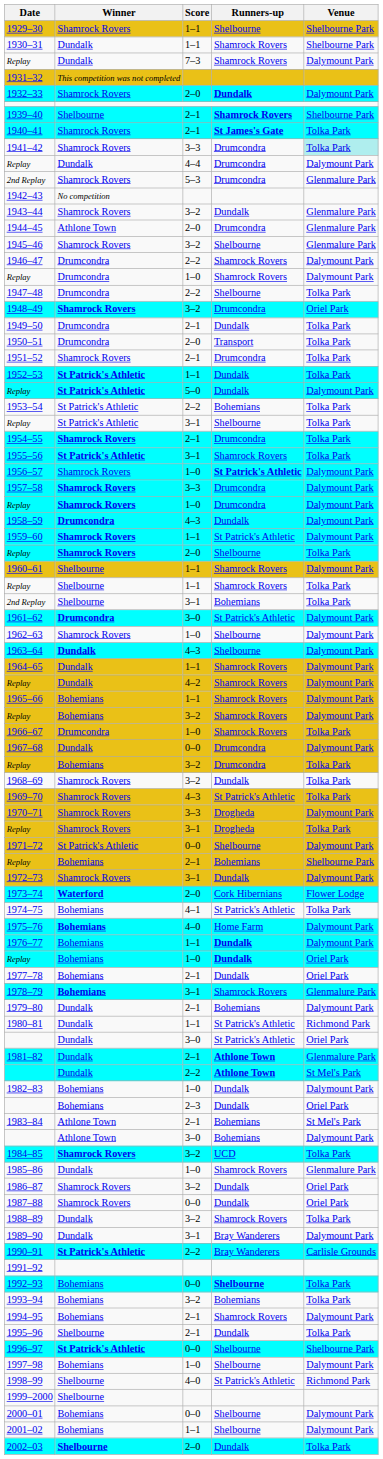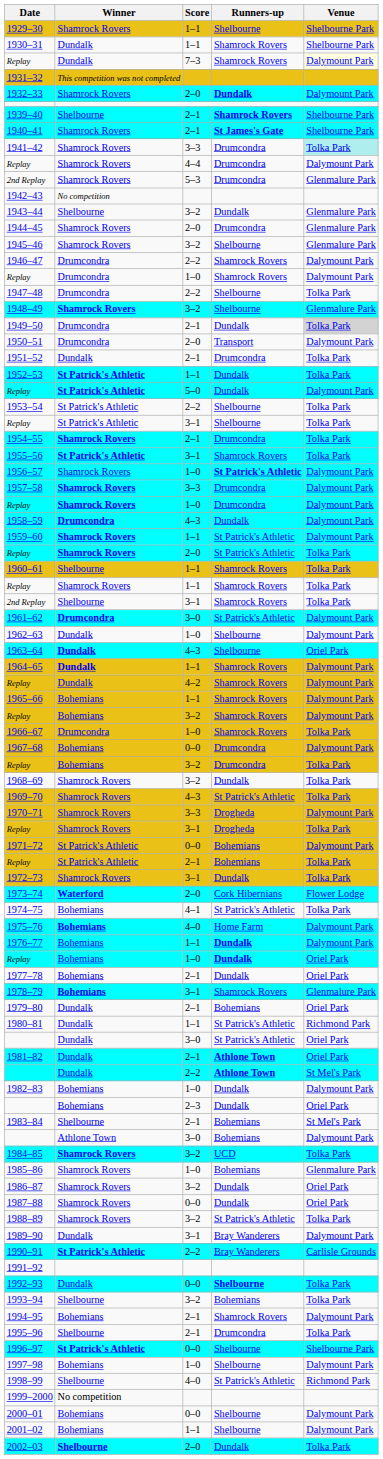(340, 61) no background -> (340, 61) lightyellow background
(328, 131) Tolka Park -> (340, 131) Shelbourne Park
(75, 163) Dundalk -> (94, 163) Shamrock Rovers
(94, 212) Shamrock Rovers -> (81, 212) Shelbourne
(87, 228) Athlone Town -> (94, 228) Shamrock Rovers
(240, 309) Drumcondra -> (237, 309) Shelbourne
(327, 309) Oriel Park -> (341, 309) Glenmalure Park
(328, 325) no background -> (328, 325) lightgrey background
(328, 342) Tolka Park -> (340, 342) Dalymount Park
(94, 358) Shamrock Rovers -> (75, 358) Dundalk
(237, 407) Bohemians -> (237, 407) Shelbourne
(237, 553) Shelbourne -> (254, 553) St Patrick's Athletic
(340, 569) Dalymount Park -> (328, 569) Tolka Park
(81, 585) Shelbourne -> (94, 585) Shamrock Rovers
(237, 601) Bohemians -> (250, 601) Shamrock Rovers
(94, 634) Shamrock Rovers -> (75, 634) Dundalk
(340, 650) Dalymount Park -> (327, 650) Oriel Park
(75, 666) normal -> (77, 666) bold
(75, 748) Dundalk -> (81, 748) Bohemians
(237, 845) Shelbourne -> (237, 845) Bohemians
(81, 861) Bohemians -> (98, 861) St Patrick's Athletic
(340, 861) Shelbourne Park -> (328, 861) Tolka Park
(340, 878) Dalymount Park -> (328, 878) Tolka Park
(340, 1007) Dalymount Park -> (327, 1007) Oriel Park
(341, 1056) Glenmalure Park -> (327, 1056) Oriel Park
(87, 1121) Athlone Town -> (81, 1121) Shelbourne
(75, 1170) Dundalk -> (94, 1170) Shamrock Rovers
(250, 1170) Shamrock Rovers -> (237, 1170) Bohemians
(75, 1219) Dundalk -> (94, 1219) Shamrock Rovers
(250, 1219) Shamrock Rovers -> (254, 1219) St Patrick's Athletic
(81, 1284) Bohemians -> (75, 1284) Dundalk
(81, 1300) Bohemians -> (81, 1300) Shelbourne
(232, 1332) Dundalk -> (240, 1332) Drumcondra
(81, 1397) Shelbourne -> (89, 1397) No competition
